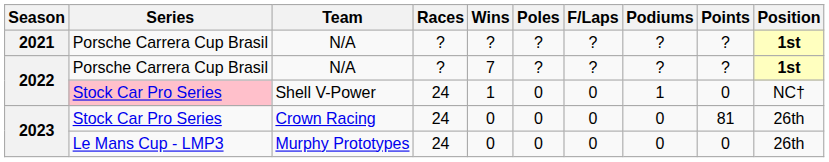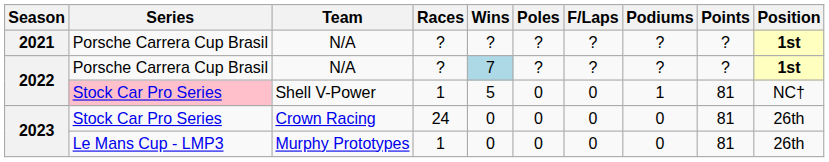(491, 68) no background -> (491, 68) lightblue background
(441, 93) 24 -> (441, 93) 1
(491, 93) 1 -> (491, 93) 5
(726, 93) 0 -> (726, 93) 81
(441, 144) 24 -> (441, 144) 1
(726, 144) 0 -> (726, 144) 81
